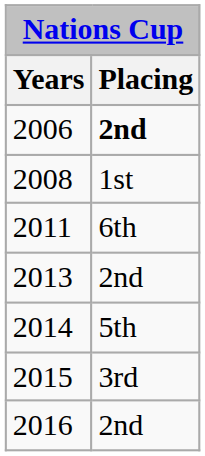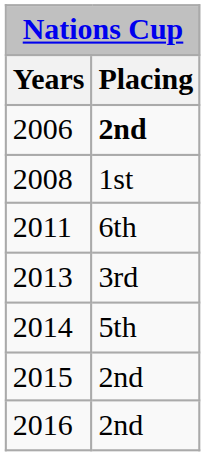(121, 277) 2nd -> (118, 277) 3rd
(118, 375) 3rd -> (121, 375) 2nd
